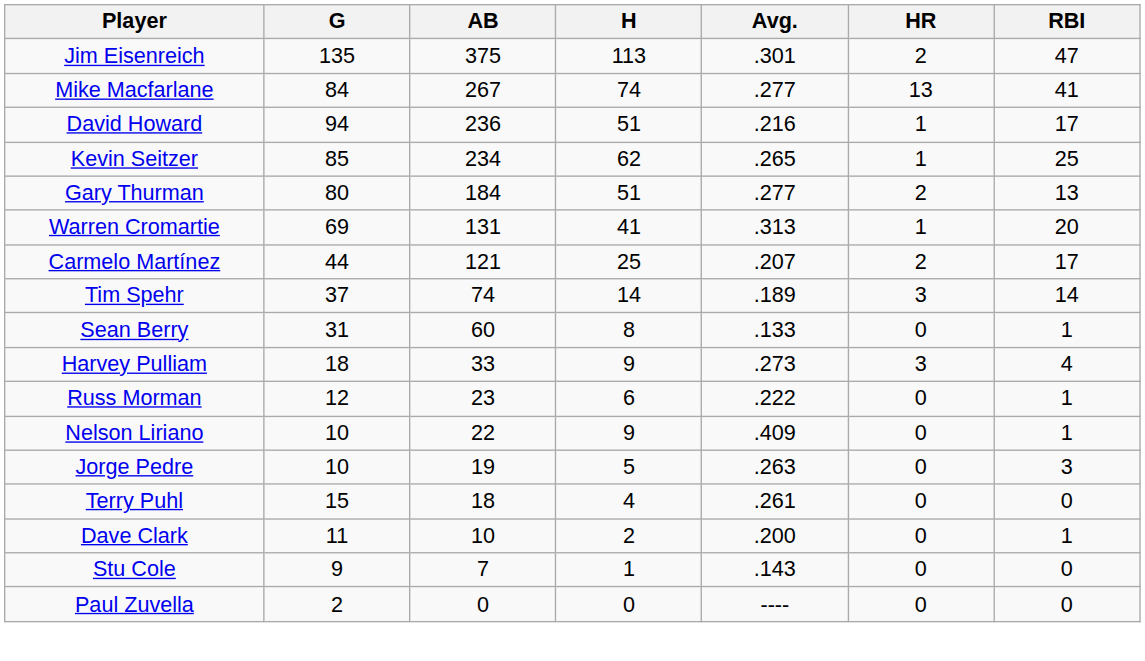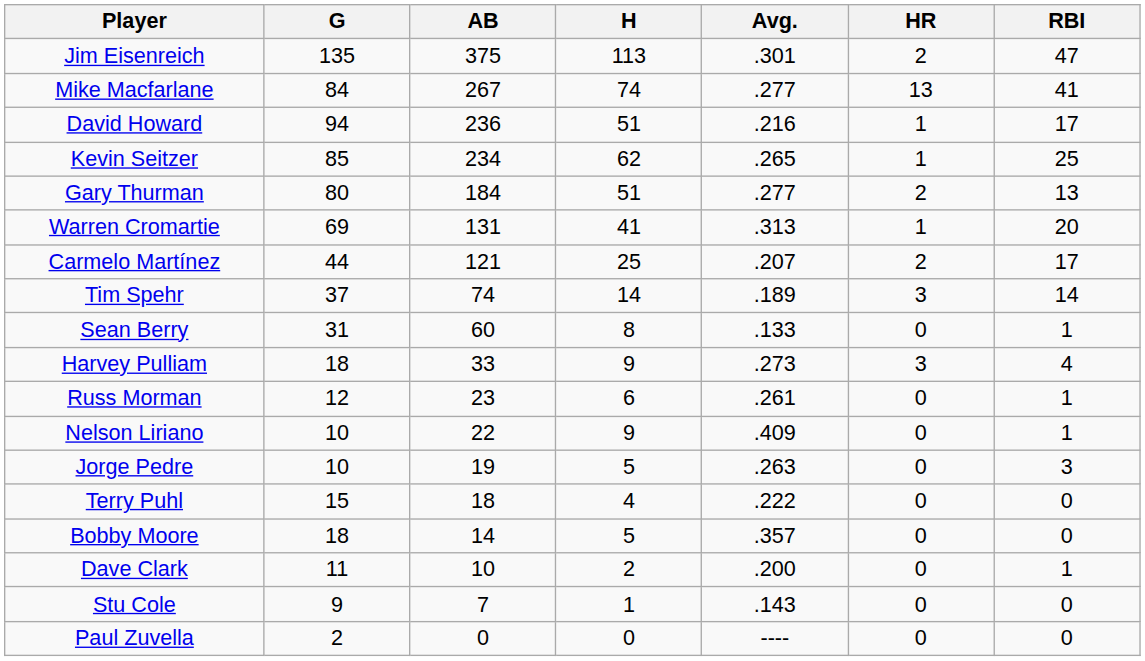(775, 398) .222 -> (775, 398) .261
(775, 501) .261 -> (775, 501) .222
+ row: (134, 535)
